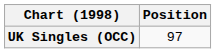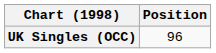(175, 37) 97 -> (175, 37) 96
